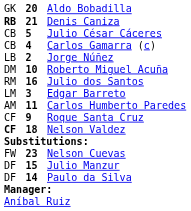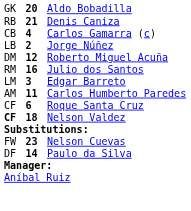(10, 21) bold -> (10, 21) normal
- row: (104, 33)
(32, 69) 10 -> (32, 57) 12
(29, 117) 9 -> (29, 105) 6
- row: (83, 166)
